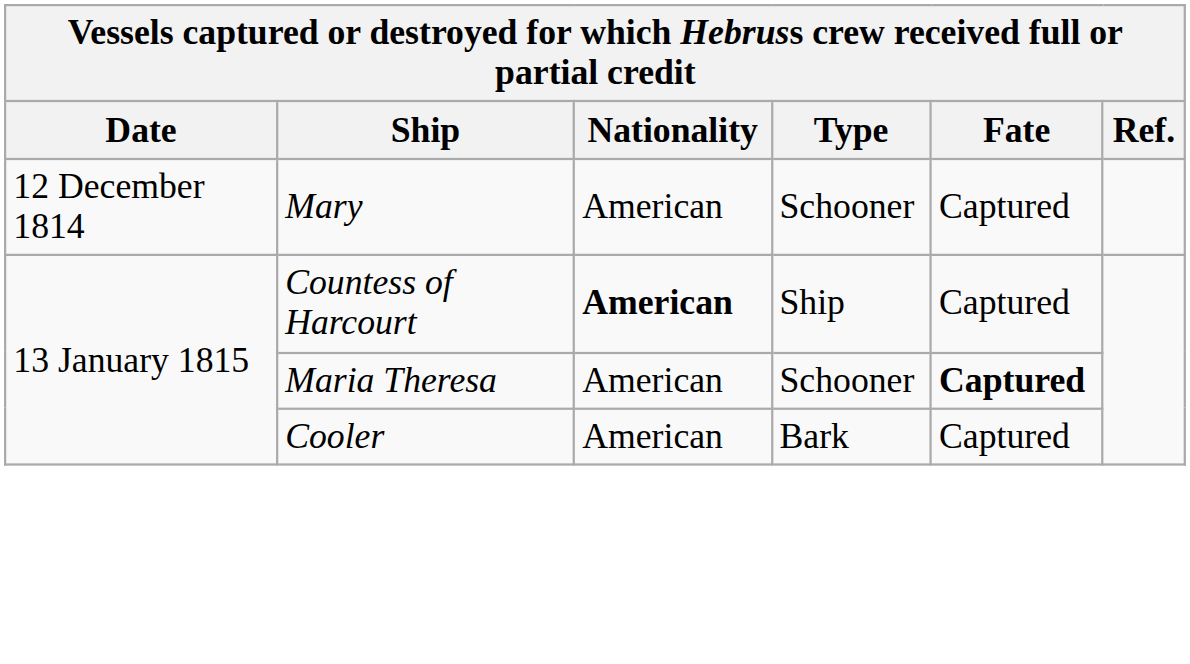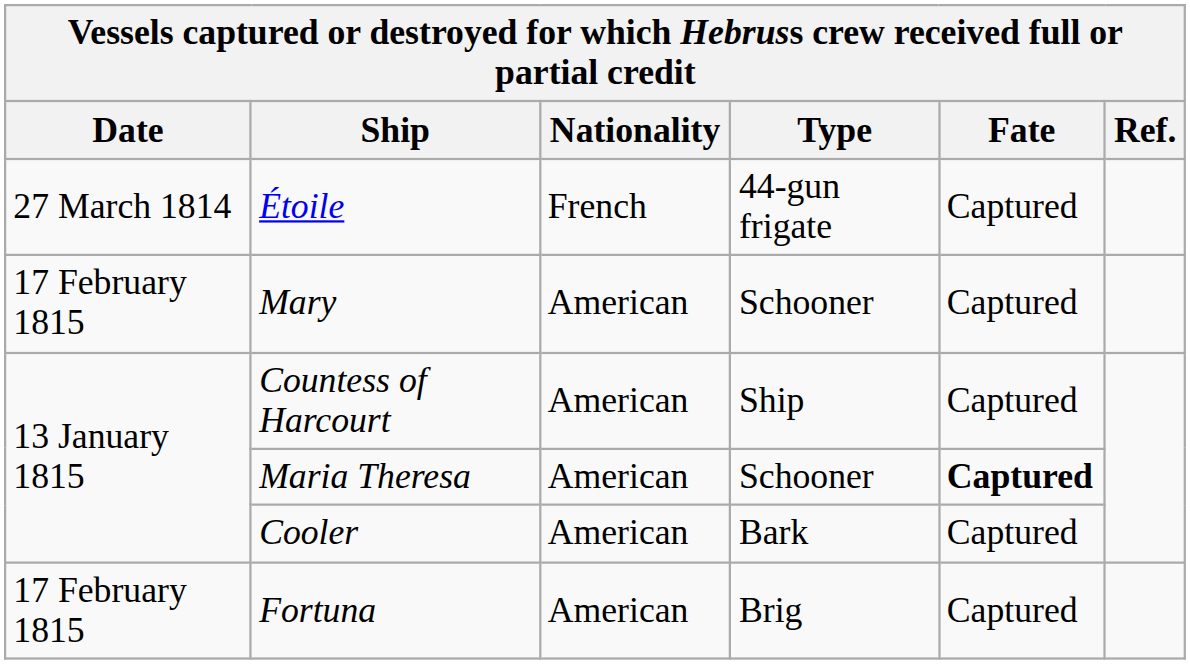+ row: (302, 206)
(109, 206) 12 December 1814 -> (100, 302) 17 February 1815
(658, 302) bold -> (618, 399) normal
+ row: (318, 609)
